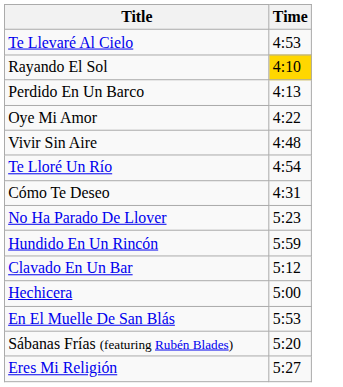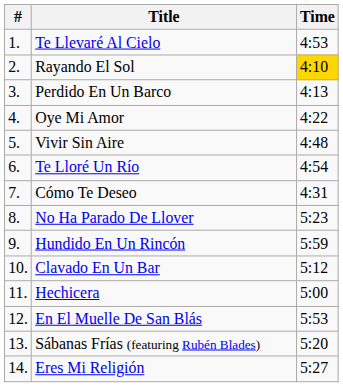+ column: (18, 17)
